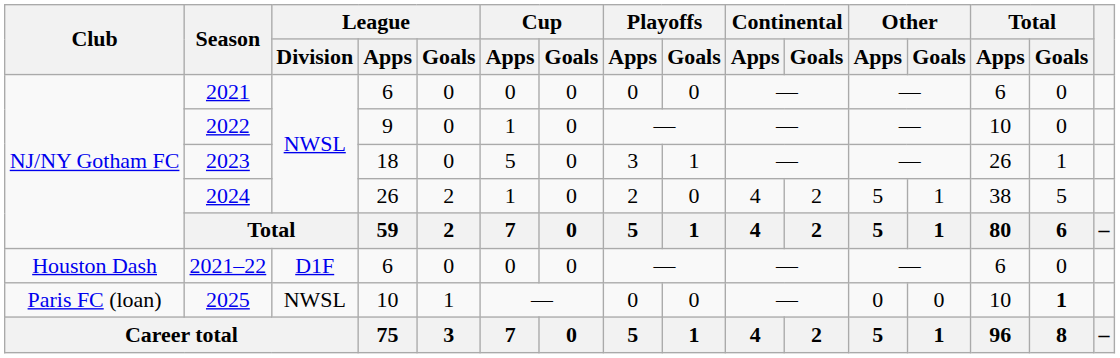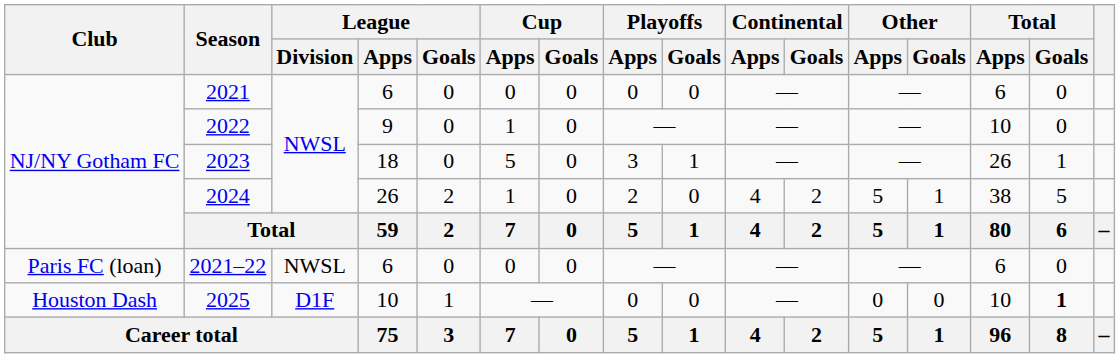(95, 265) Houston Dash -> (95, 265) Paris FC (loan)
(315, 265) D1F -> (315, 265) NWSL
(95, 299) Paris FC (loan) -> (95, 299) Houston Dash
(315, 299) NWSL -> (315, 299) D1F
